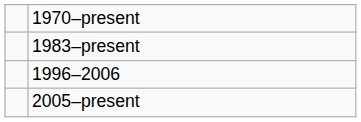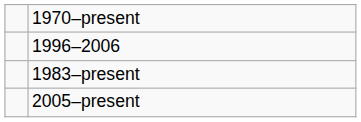rows swapped: (86, 46) <-> (76, 74)
